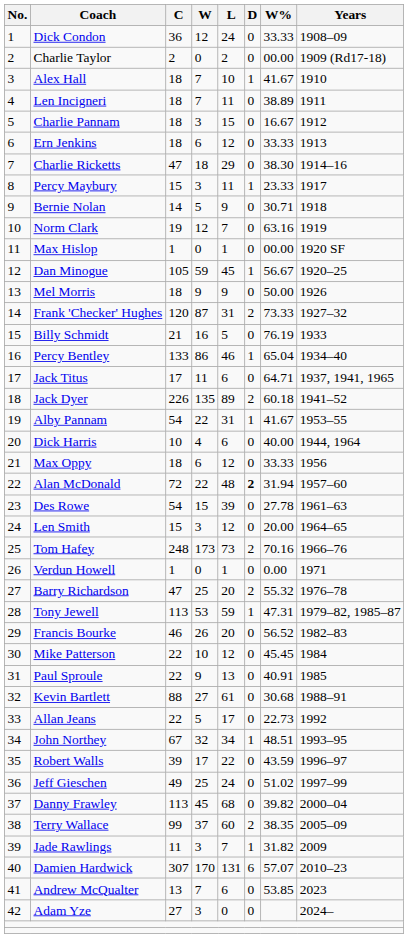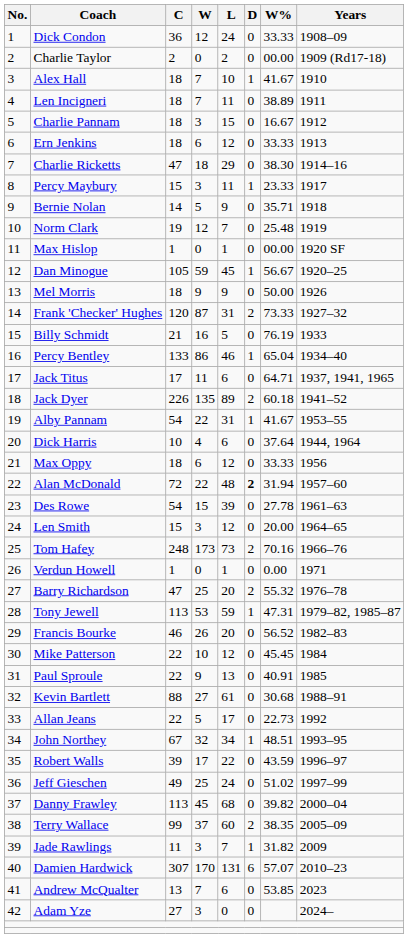(279, 206) 30.71 -> (279, 206) 35.71
(279, 228) 63.16 -> (279, 228) 25.48
(279, 441) 40.00 -> (279, 441) 37.64
